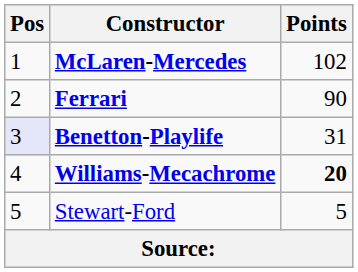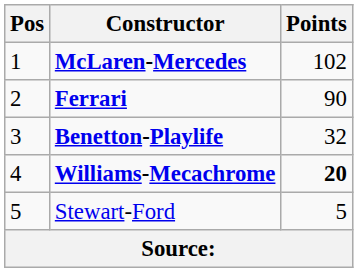(16, 136) lavender background -> (16, 136) no background
(335, 136) 31 -> (335, 136) 32
